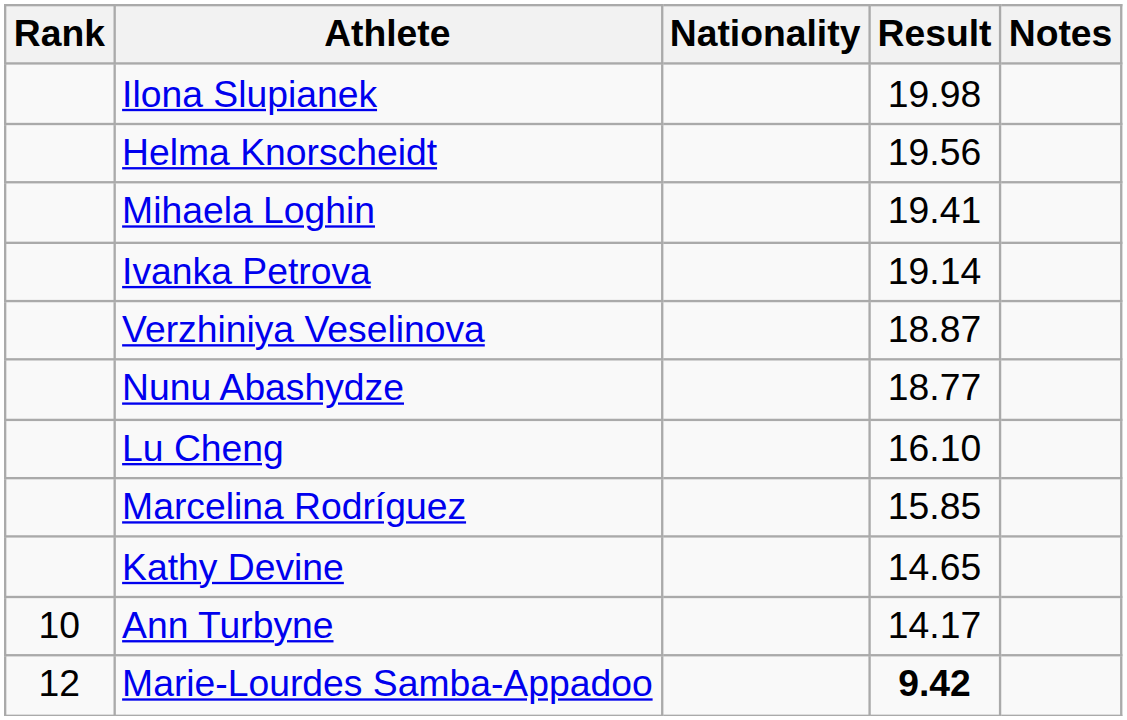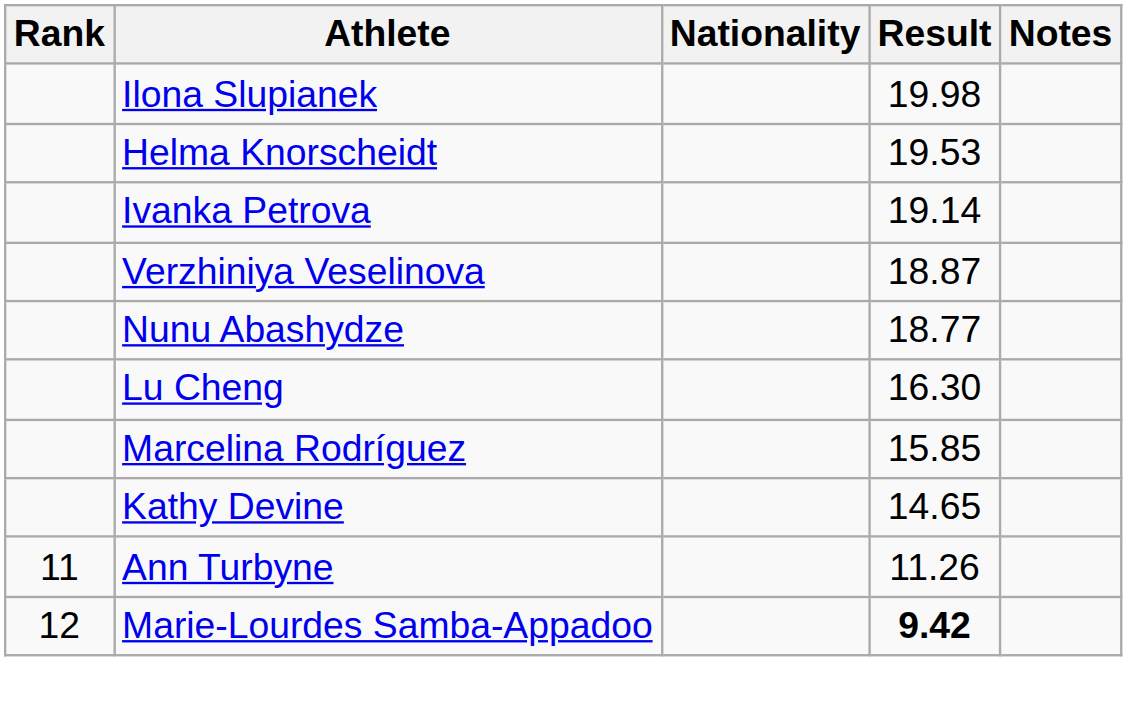(935, 152) 19.56 -> (935, 152) 19.53
- row: (249, 211)
(935, 447) 16.10 -> (935, 388) 16.30
(59, 625) 10 -> (59, 566) 11
(935, 625) 14.17 -> (935, 566) 11.26
